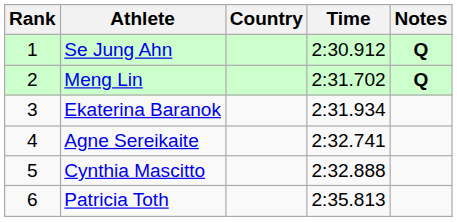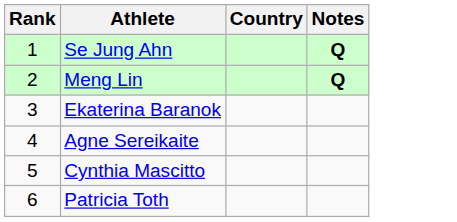- column: (349, 19)
